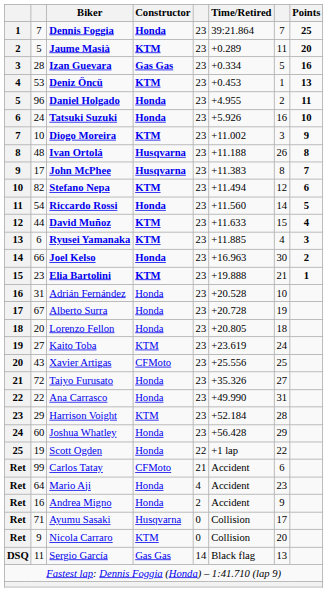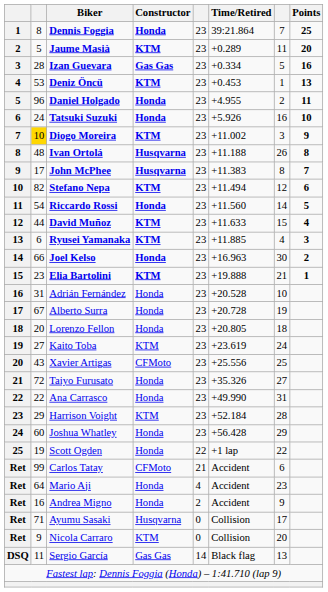(39, 30) 7 -> (39, 30) 8
(39, 135) no background -> (39, 135) gold background
